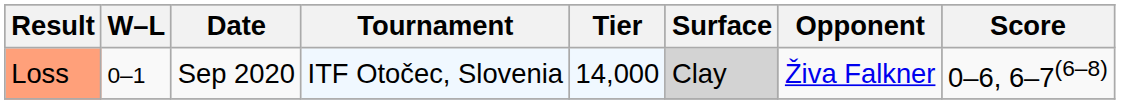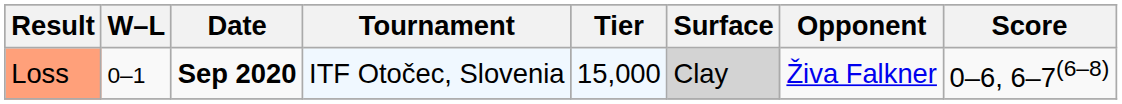(236, 73) normal -> (237, 73) bold
(617, 73) 14,000 -> (619, 73) 15,000
